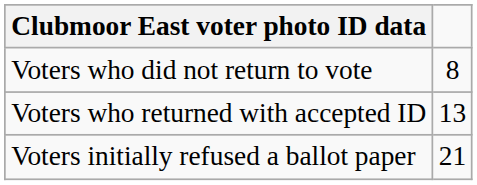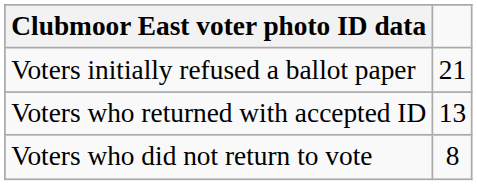rows swapped: (213, 156) <-> (192, 69)
